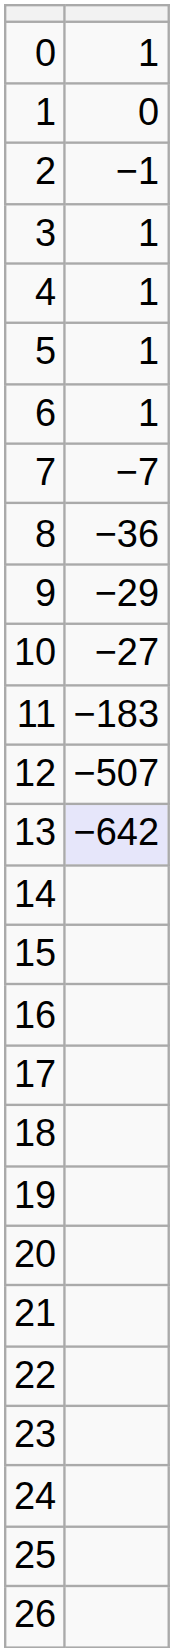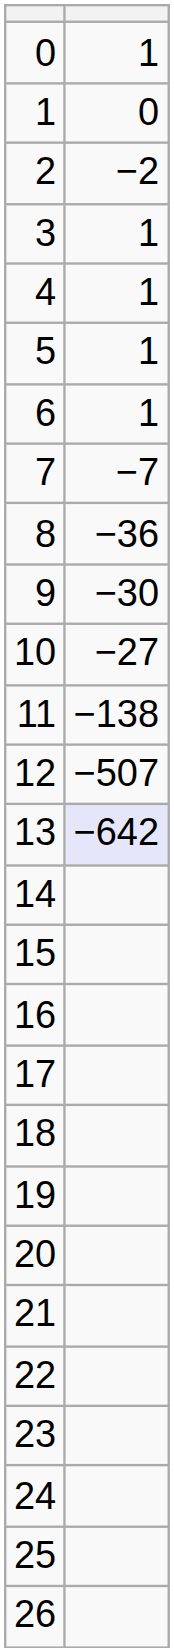(137, 172) −1 -> (137, 172) −2
(127, 593) −29 -> (127, 593) −30
(116, 713) −183 -> (116, 713) −138
